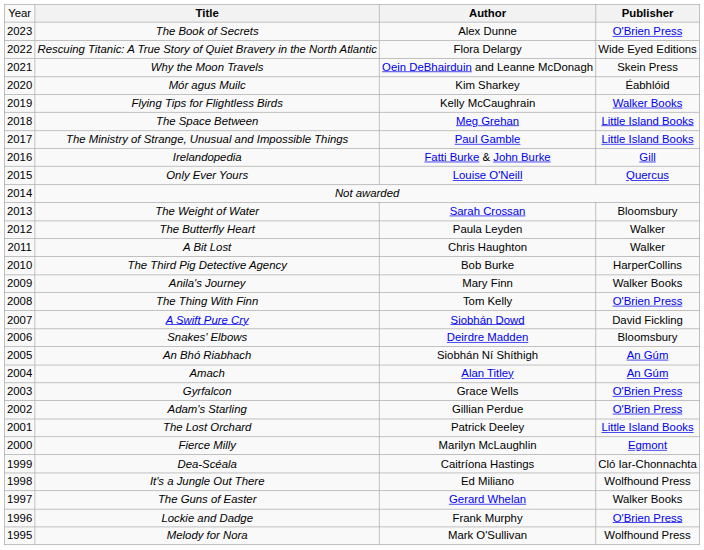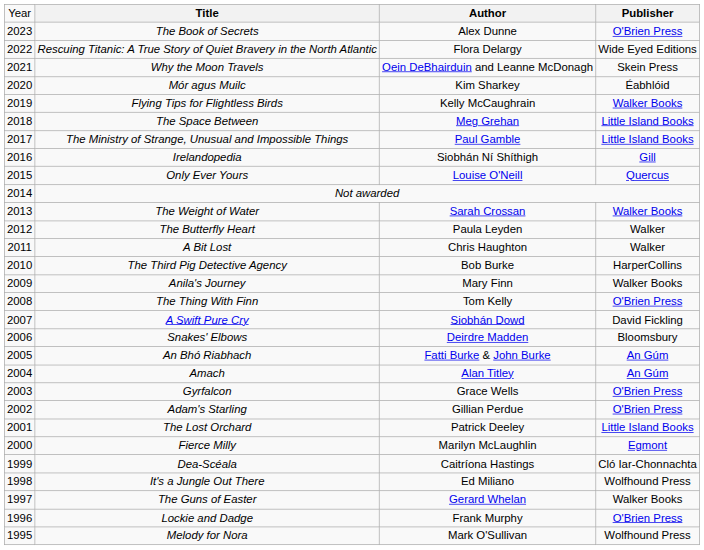(488, 157) Fatti Burke & John Burke -> (488, 157) Siobhán Ní Shíthigh
(648, 211) Bloomsbury -> (648, 211) Walker Books
(488, 355) Siobhán Ní Shíthigh -> (488, 355) Fatti Burke & John Burke
